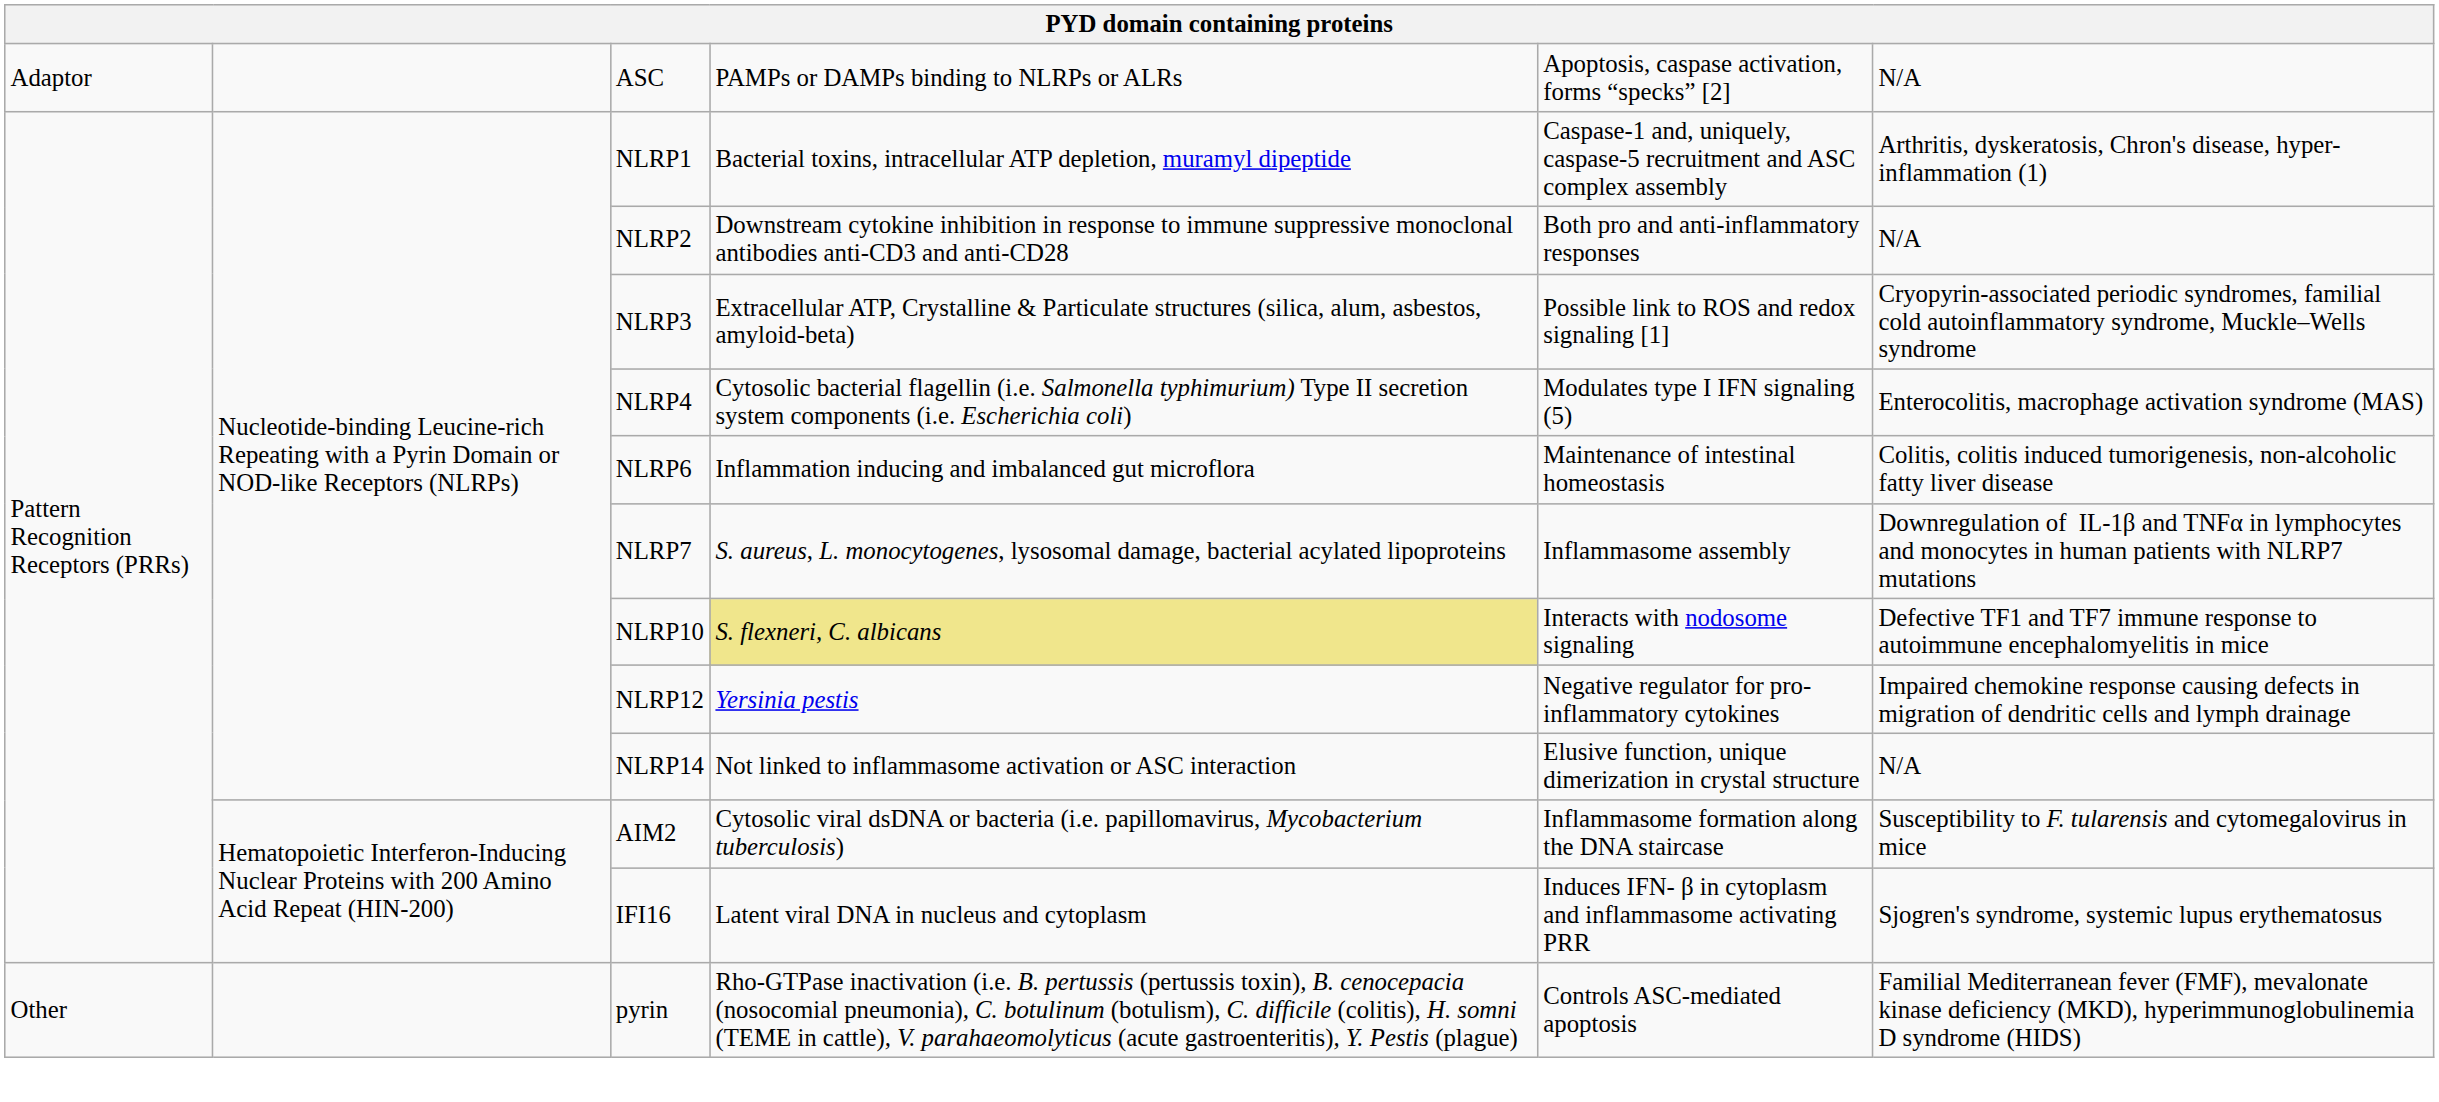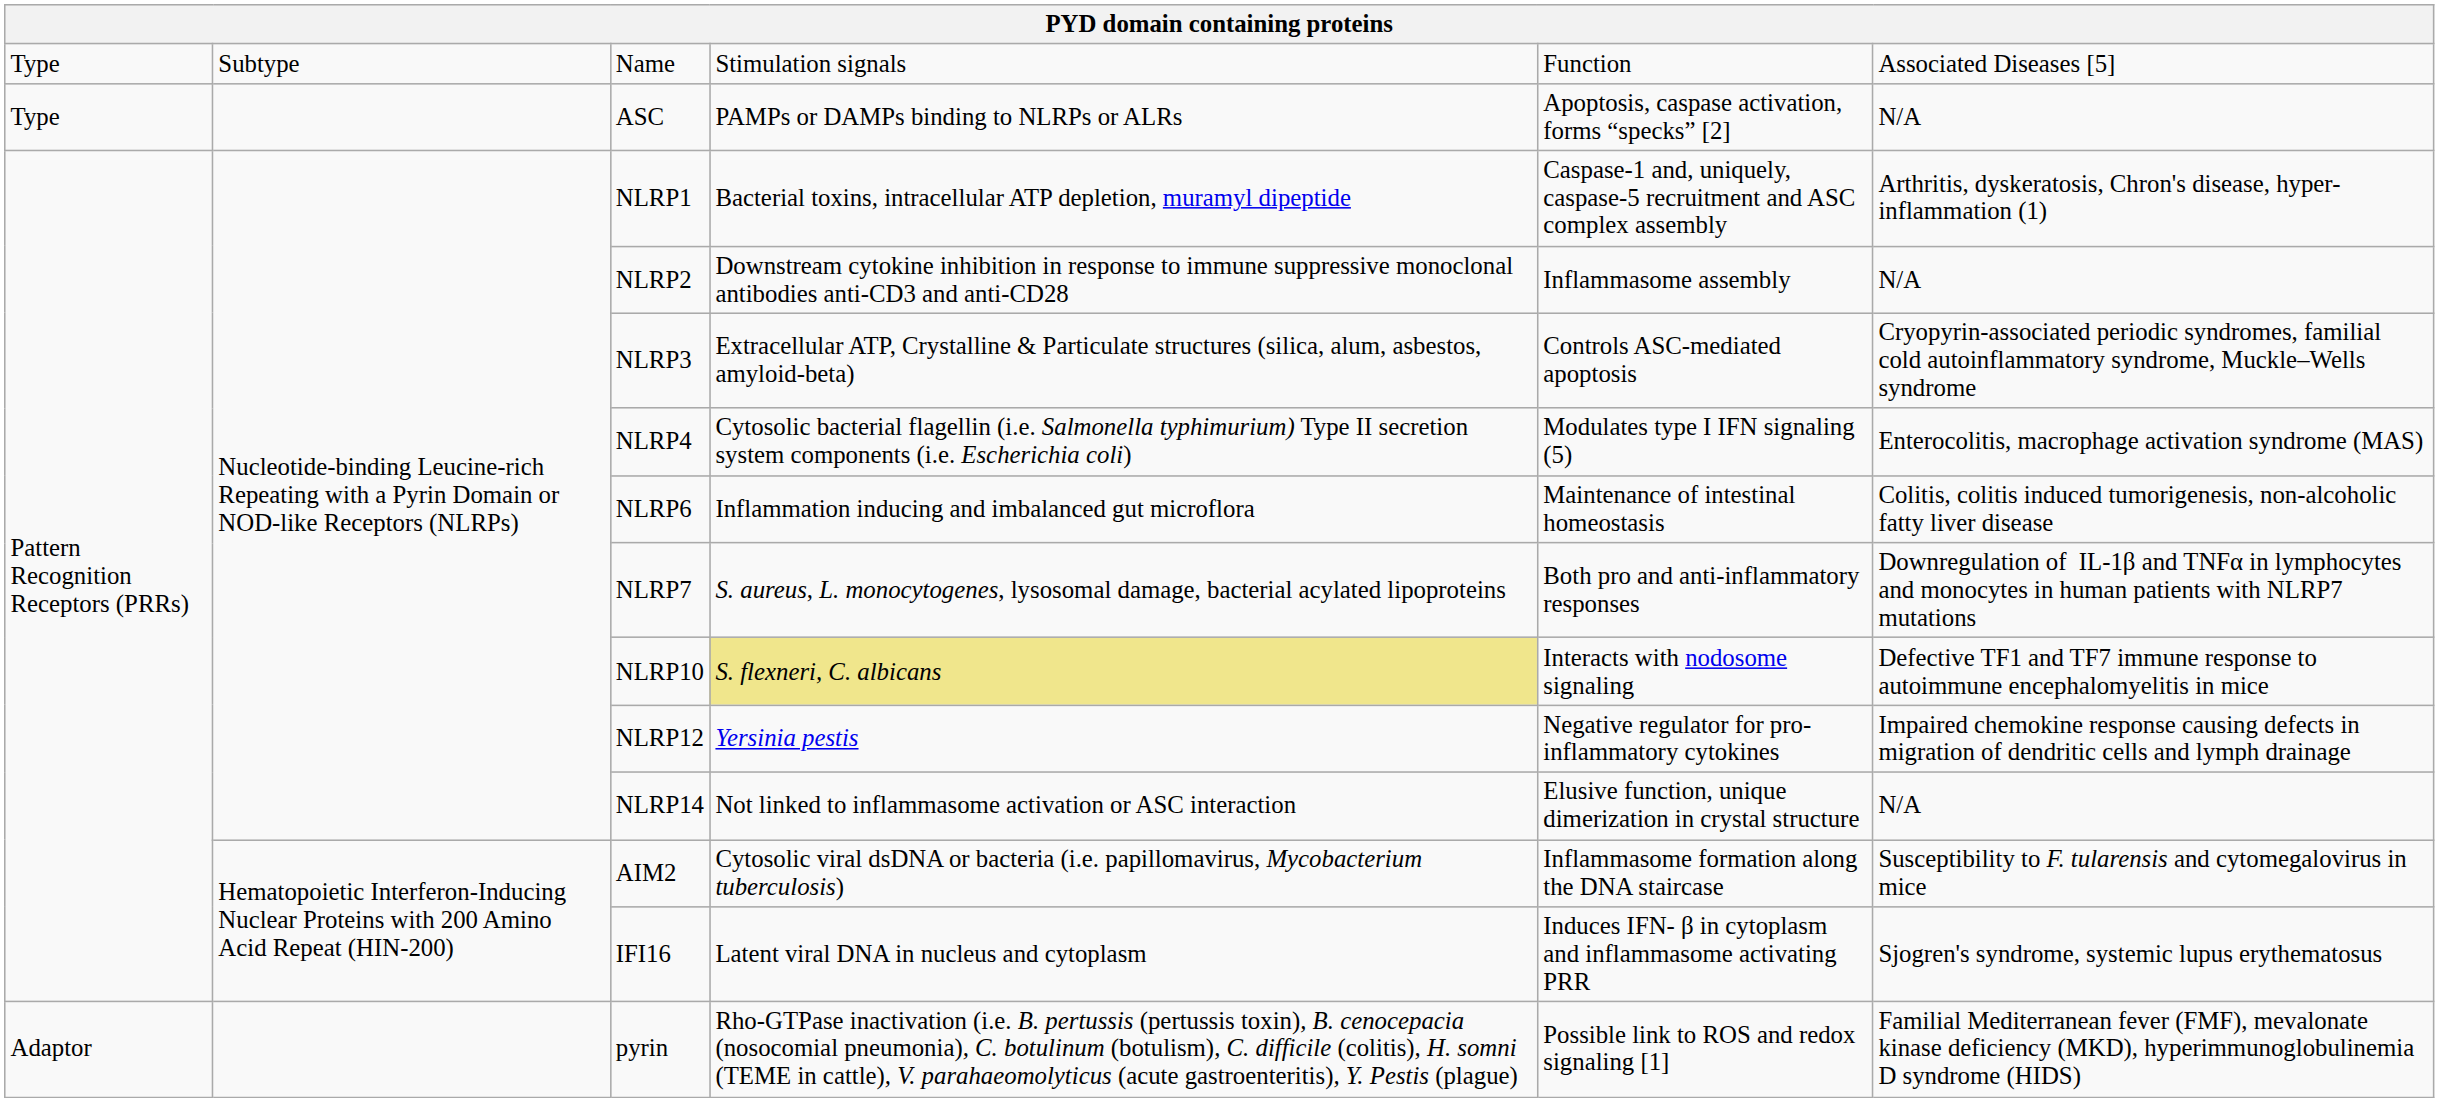+ row: (645, 63)
(51, 77) Adaptor -> (35, 116) Type
(1701, 239) Both pro and anti-inflammatory responses -> (1667, 279) Inflammasome assembly
(1699, 320) Possible link to ROS and redox signaling [1] -> (1662, 360) Controls ASC-mediated apoptosis
(1667, 550) Inflammasome assembly -> (1701, 589) Both pro and anti-inflammatory responses
(39, 1009) Other -> (51, 1049) Adaptor
(1662, 1009) Controls ASC-mediated apoptosis -> (1699, 1049) Possible link to ROS and redox signaling [1]
